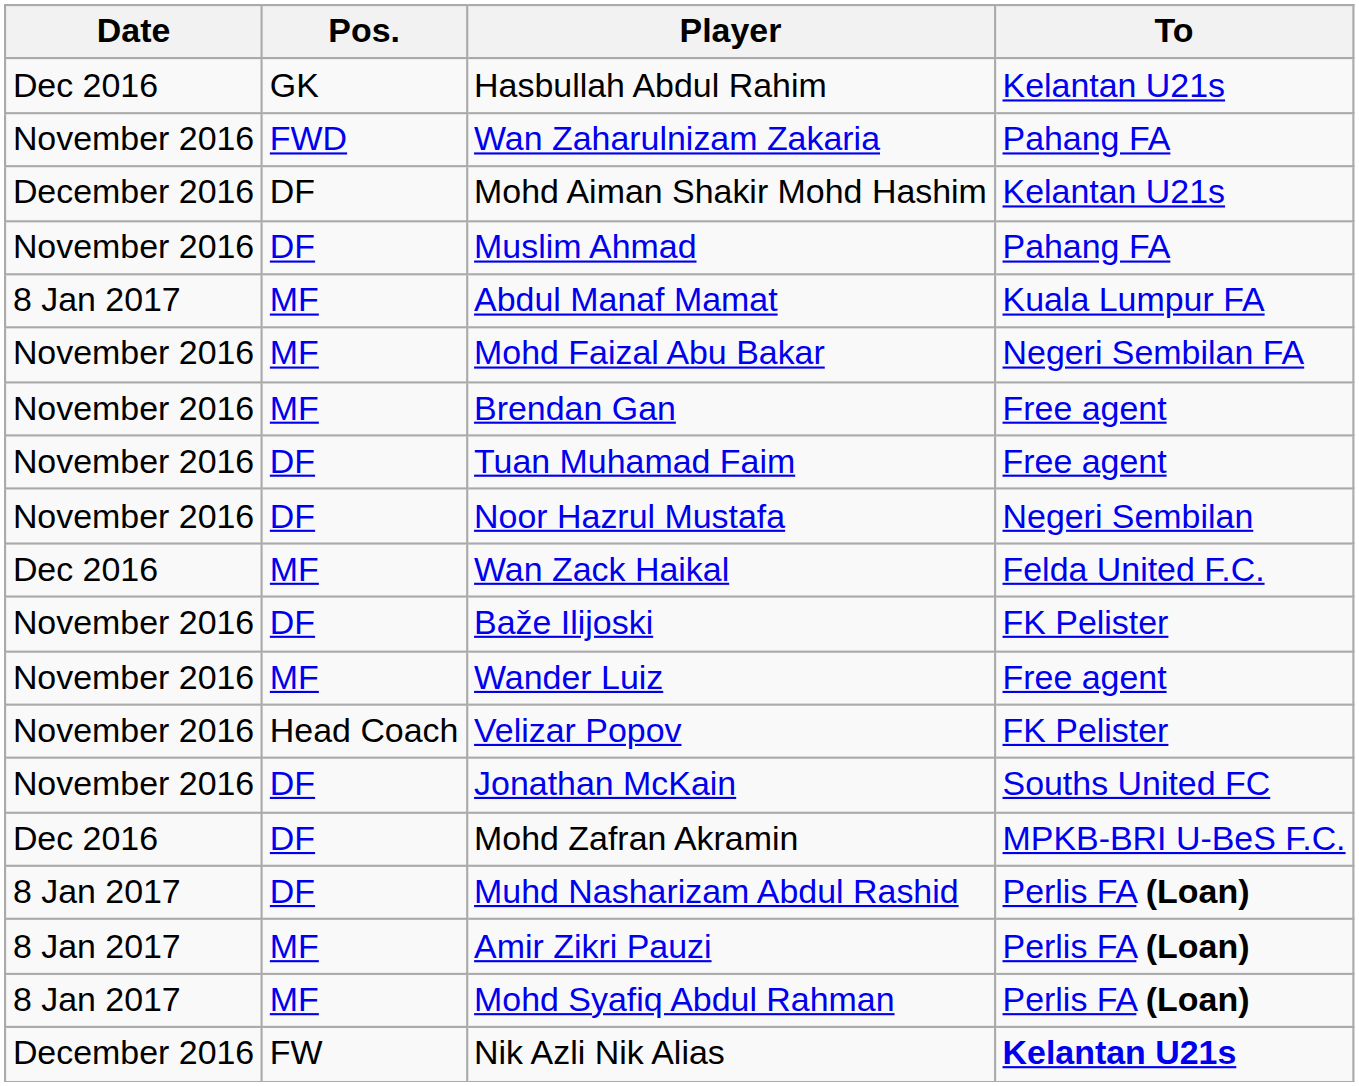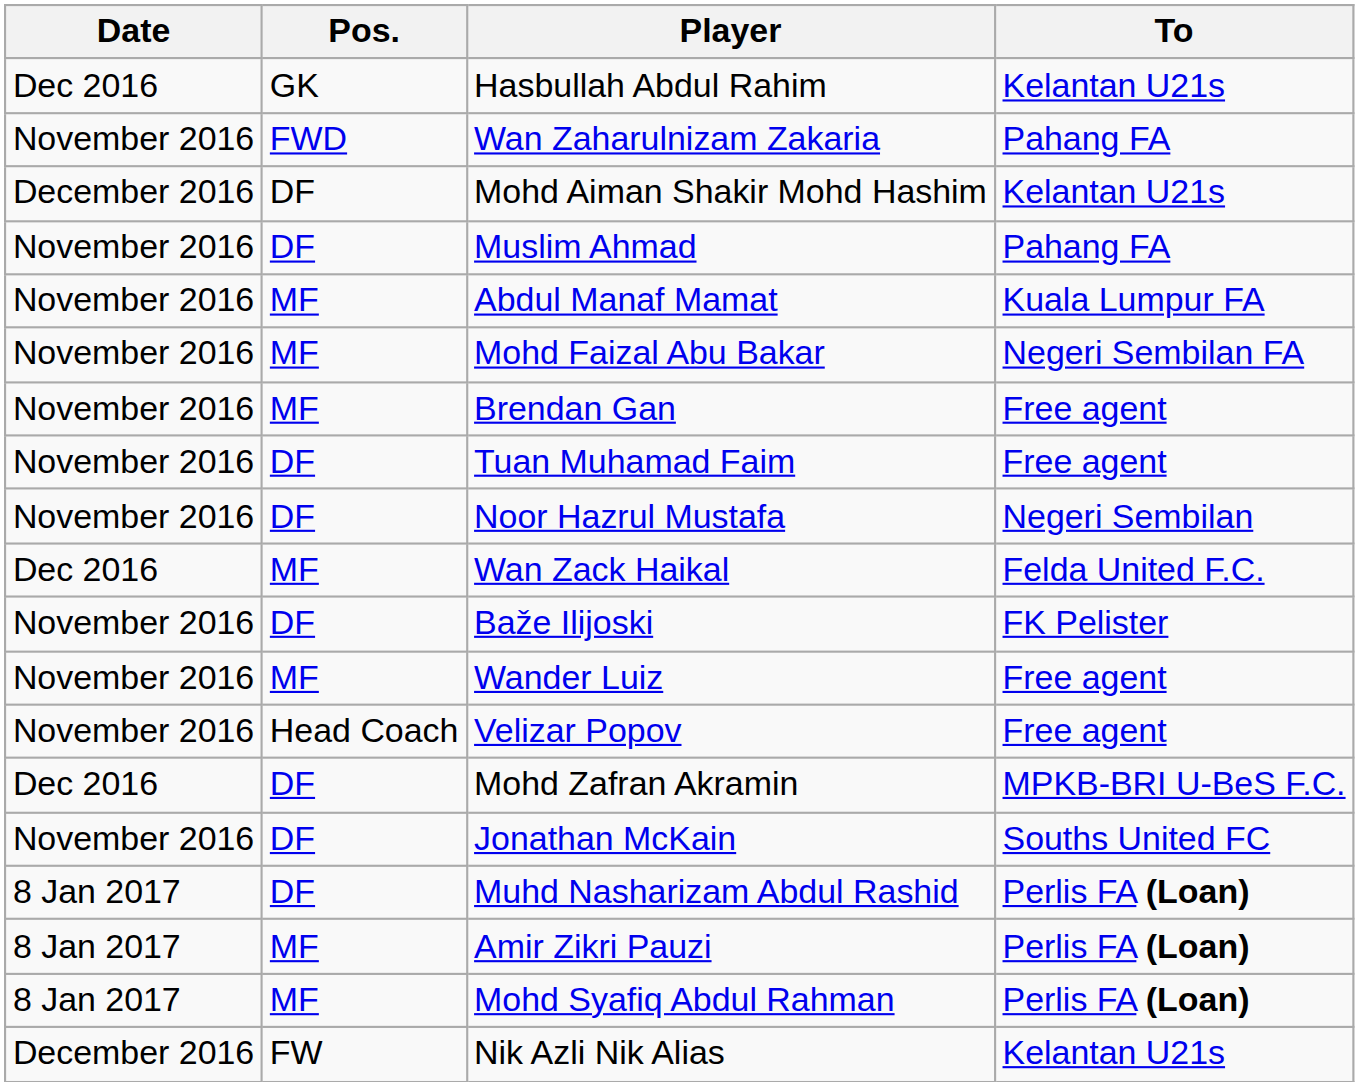(97, 300) 8 Jan 2017 -> (134, 300) November 2016
(1085, 730) FK Pelister -> (1085, 730) Free agent
rows swapped: (605, 784) <-> (636, 838)
(1119, 1053) bold -> (1114, 1053) normal
